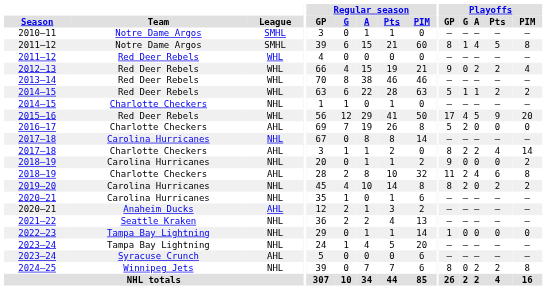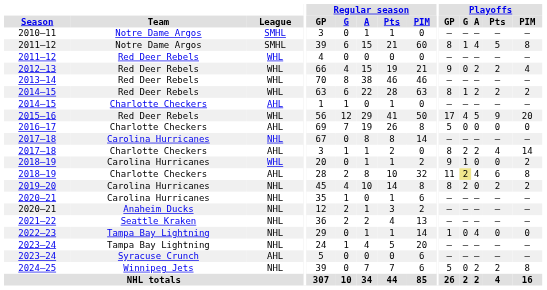(449, 92) 5 -> (449, 92) 8
(477, 92) 1 -> (477, 92) 2
(275, 104) NHL -> (275, 104) AHL
(465, 127) 2 -> (465, 127) 0
(275, 162) NHL -> (275, 162) WHL
(465, 162) 0 -> (465, 162) 1
(465, 174) no background -> (465, 174) khaki background
(275, 209) AHL -> (275, 209) NHL
(477, 233) 0 -> (477, 233) 4
(449, 268) 8 -> (449, 268) 5
